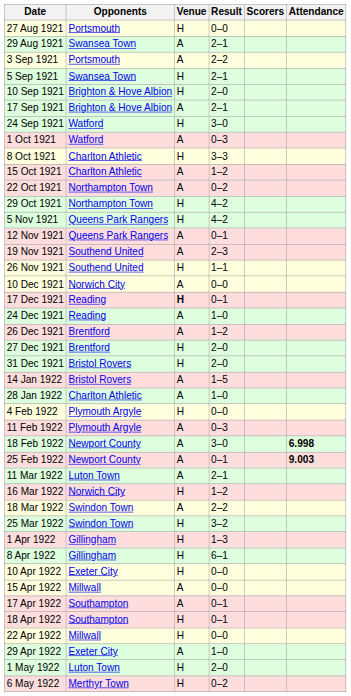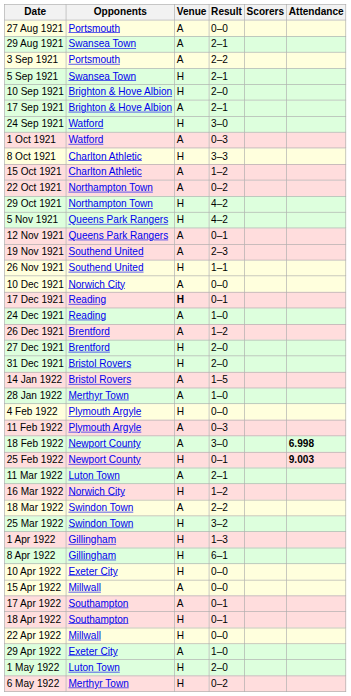(180, 28) H -> (180, 28) A
(105, 396) Charlton Athletic -> (99, 396) Merthyr Town
(180, 460) A -> (180, 460) H
